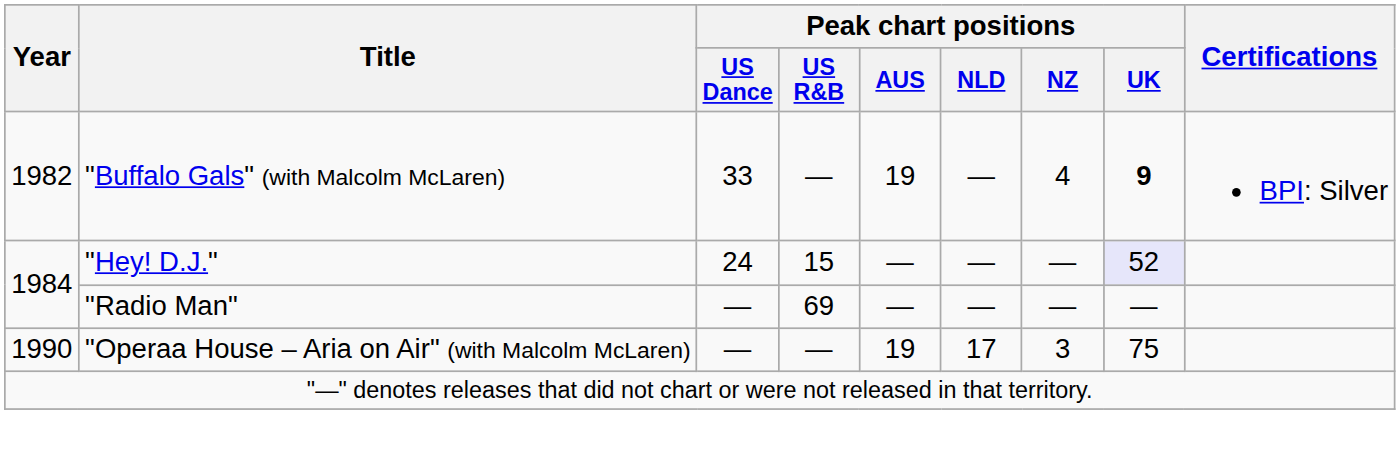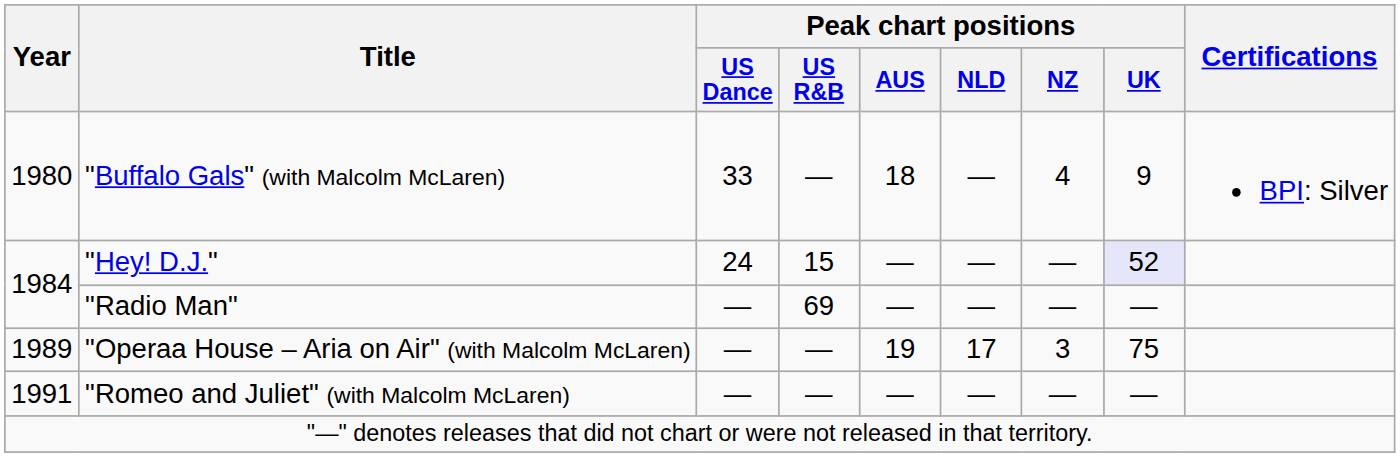(42, 175) 1982 -> (42, 175) 1980
(900, 175) 19 -> (900, 175) 18
(1144, 175) bold -> (1144, 175) normal
(42, 349) 1990 -> (42, 349) 1989
+ row: (327, 393)
